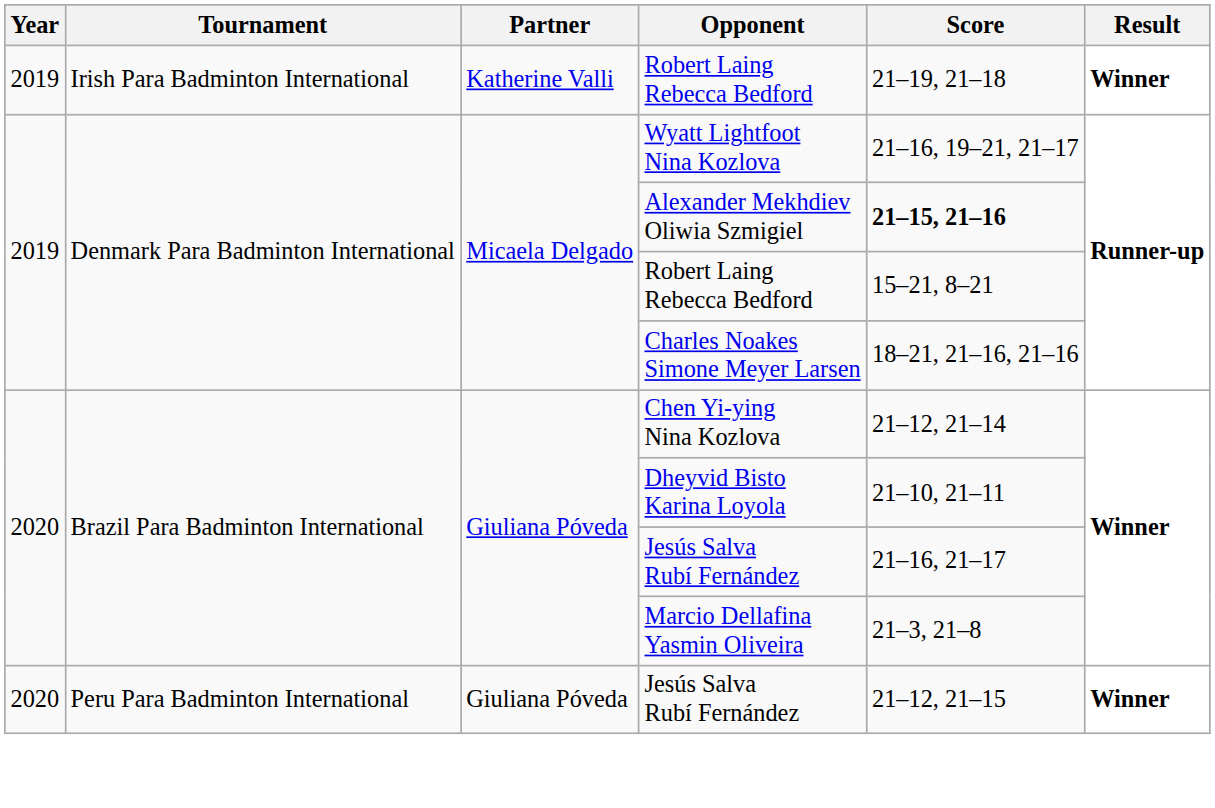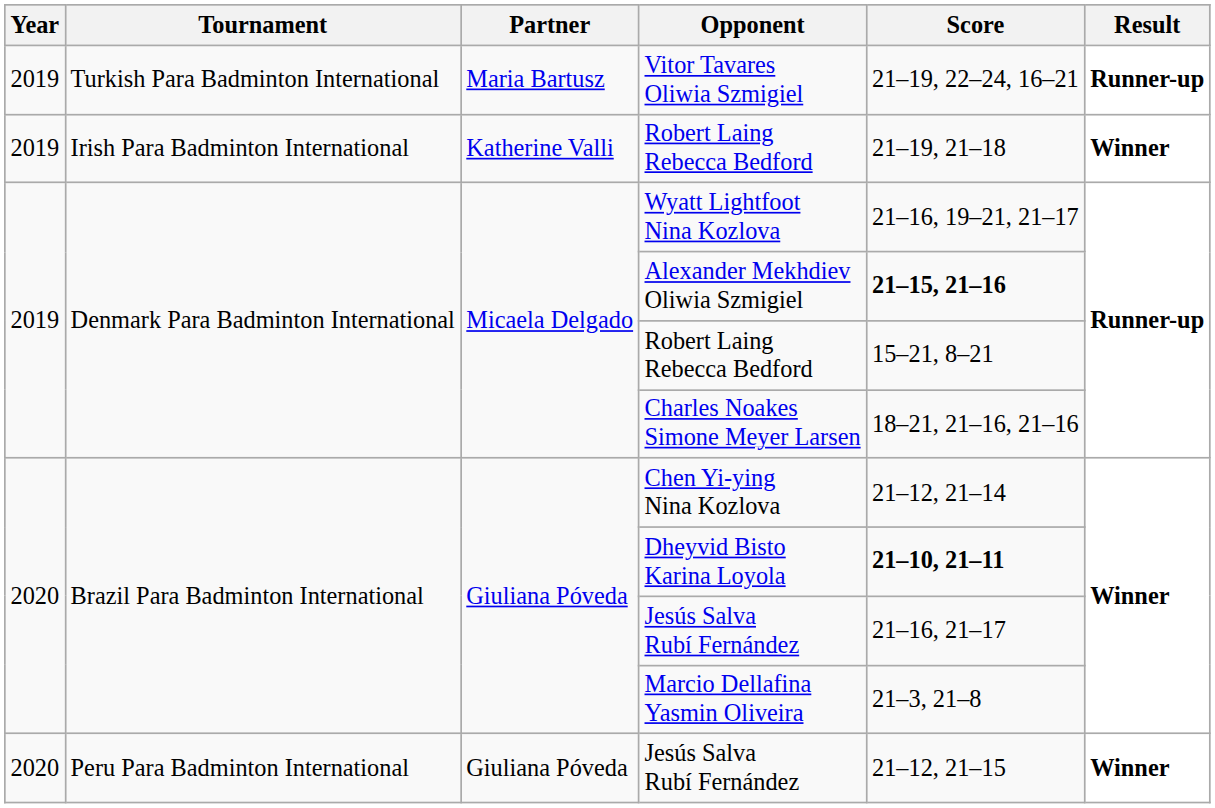+ row: (255, 79)
(938, 492) normal -> (938, 561) bold
